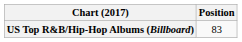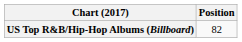(217, 29) 83 -> (217, 29) 82
